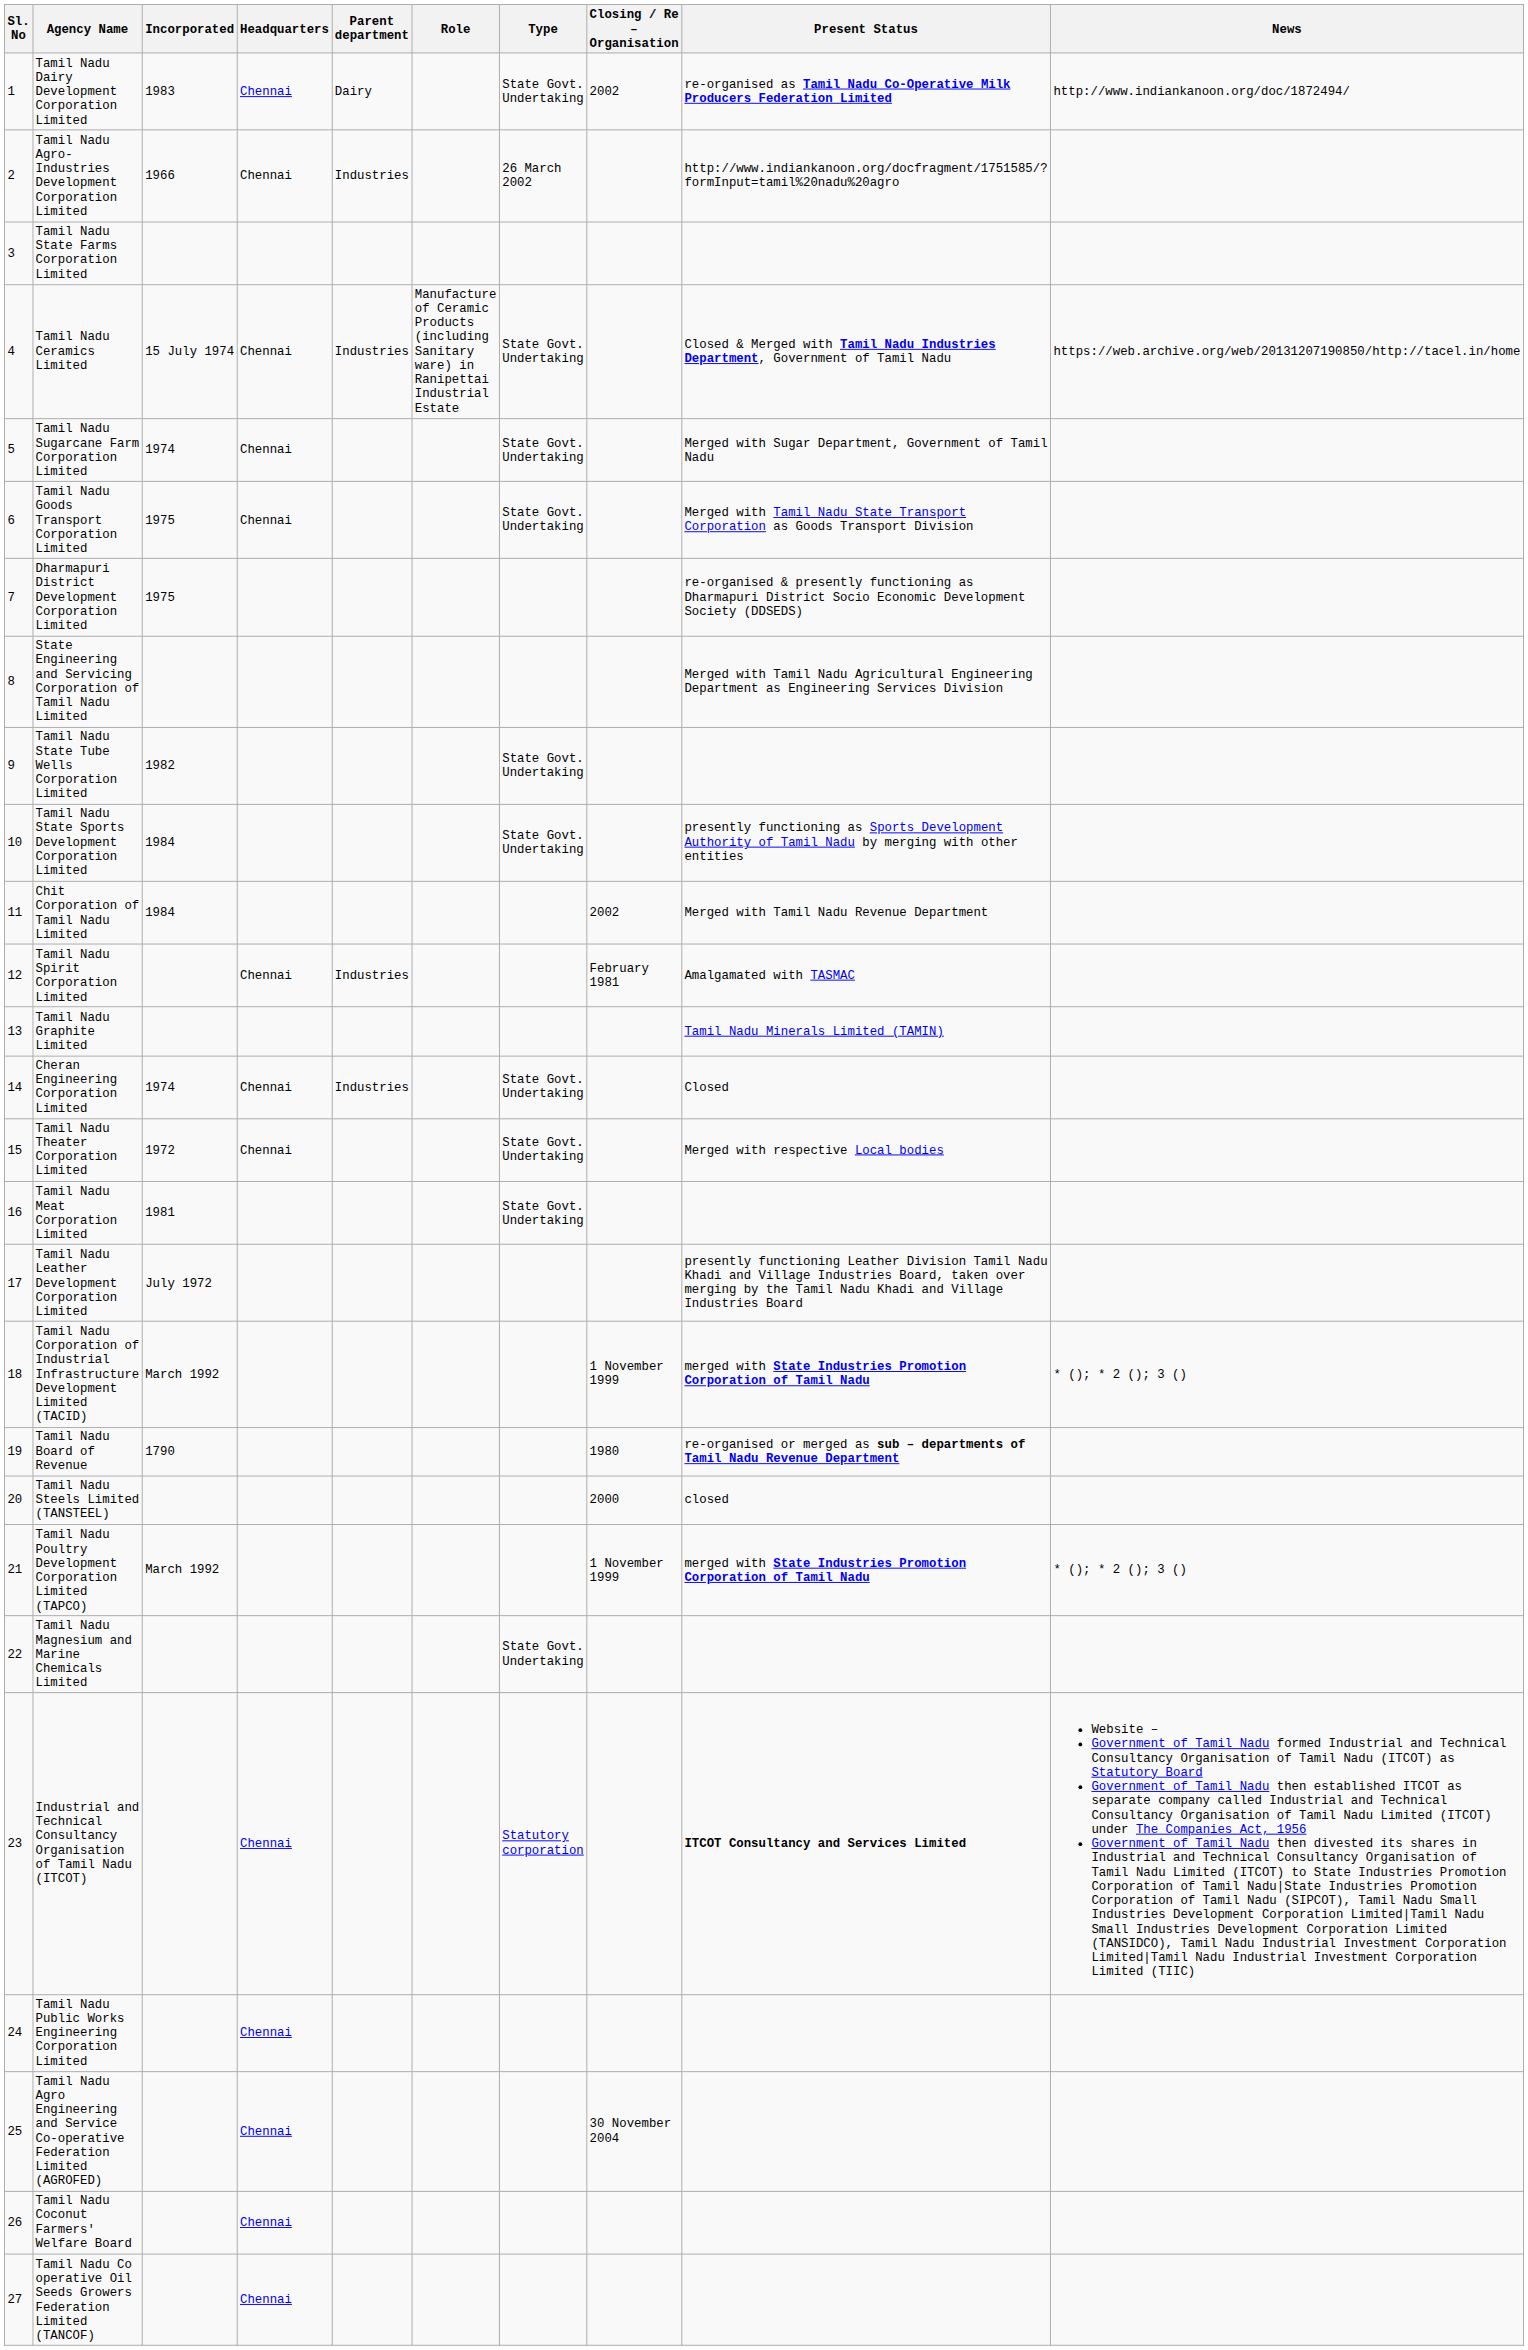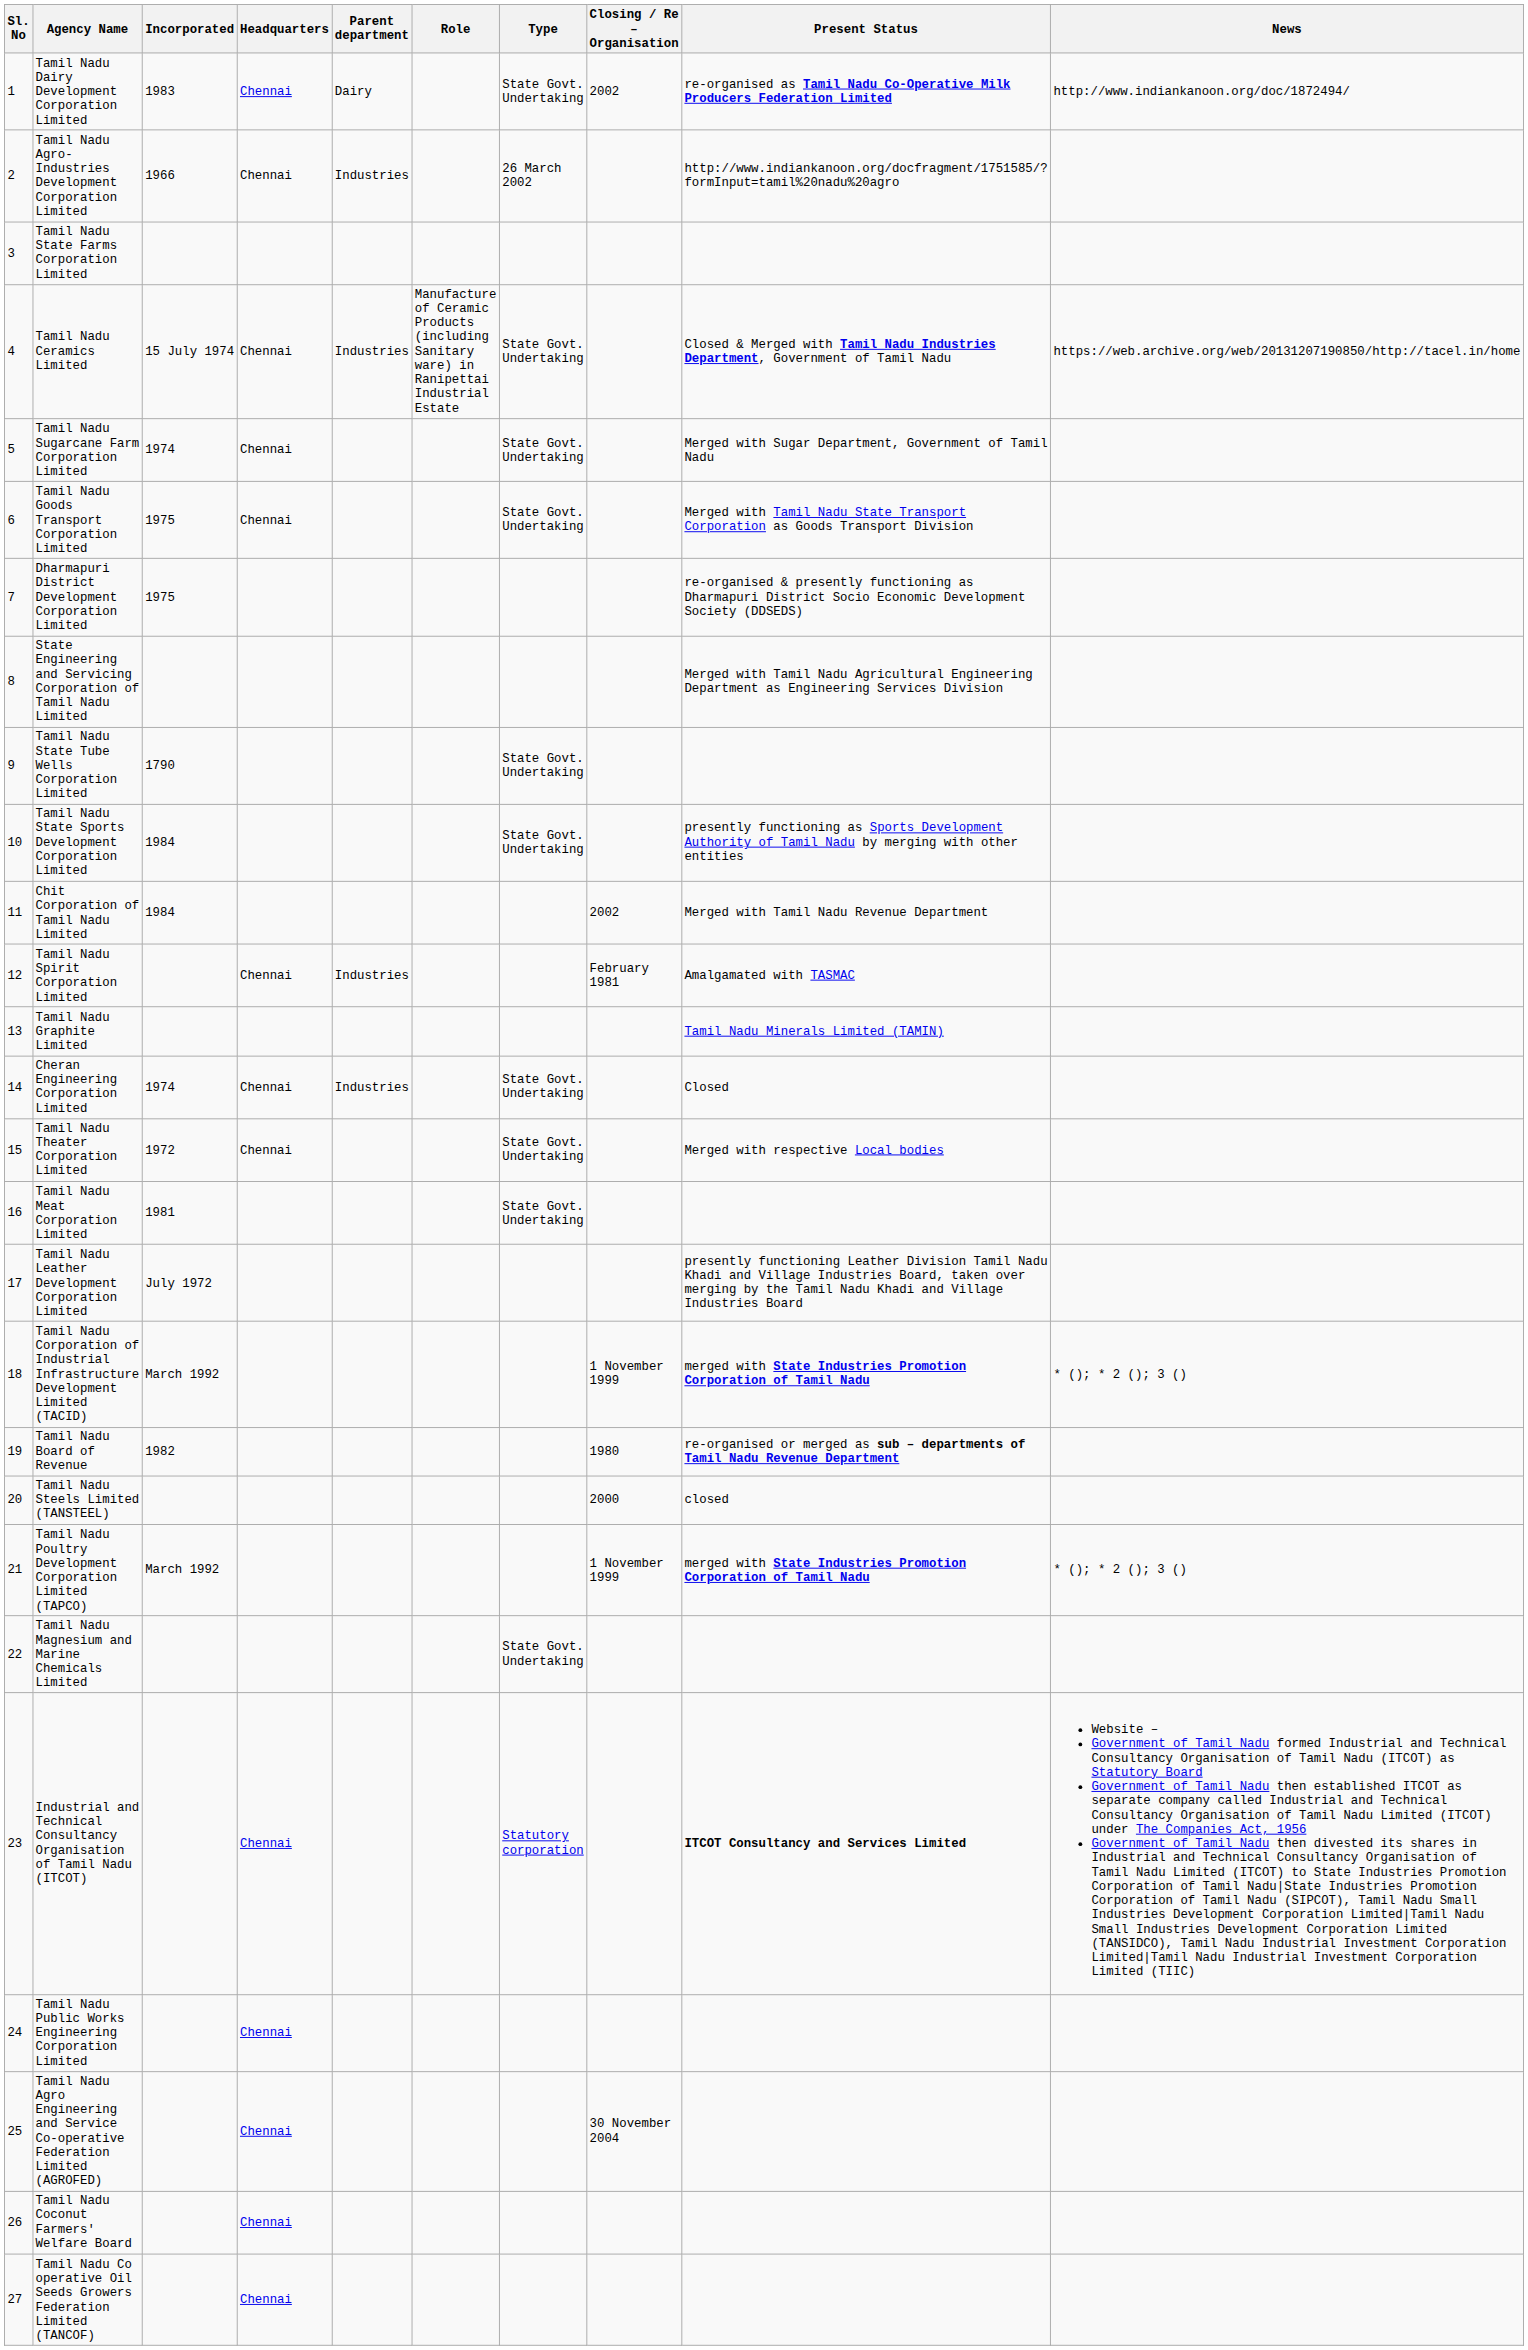(160, 766) 1982 -> (160, 766) 1790
(160, 1451) 1790 -> (160, 1451) 1982
